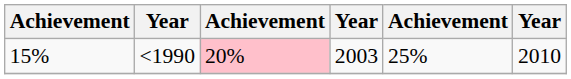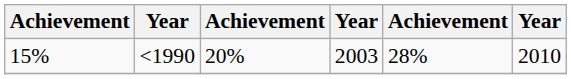(225, 55) pink background -> (225, 55) no background
(408, 55) 25% -> (408, 55) 28%
